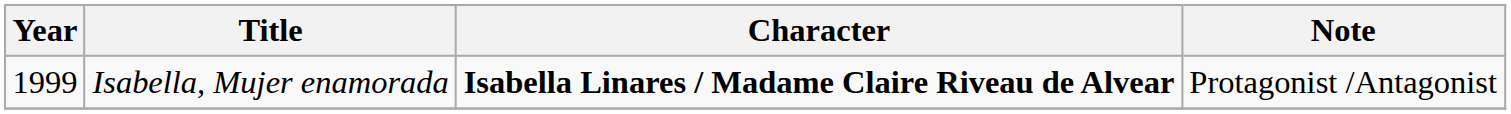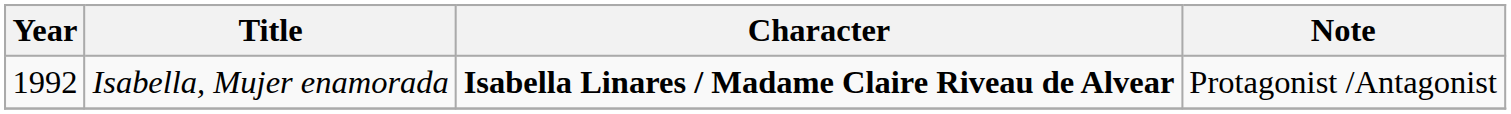(45, 81) 1999 -> (45, 81) 1992
